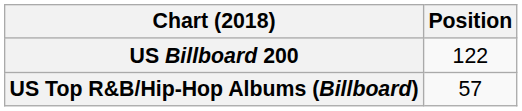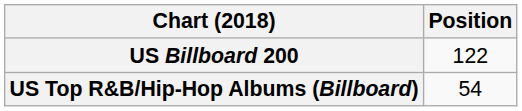(470, 88) 57 -> (470, 88) 54
